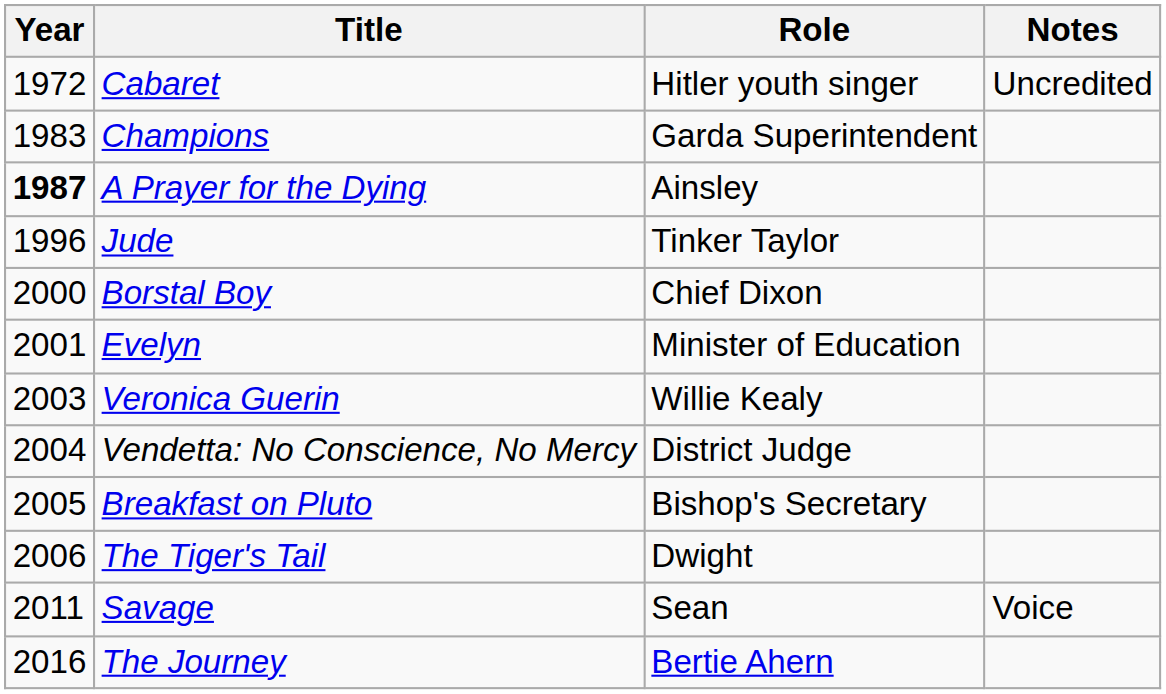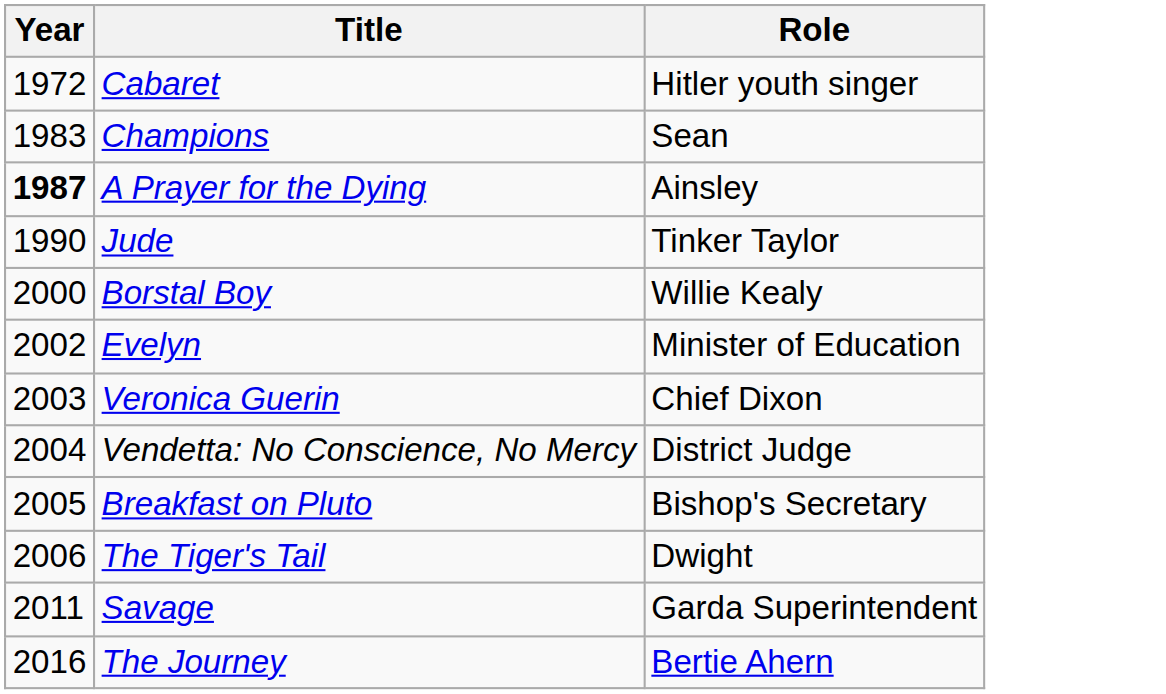- column: (1073, 30)
(814, 135) Garda Superintendent -> (690, 135) Sean
(50, 240) 1996 -> (50, 240) 1990
(737, 293) Chief Dixon -> (737, 293) Willie Kealy
(50, 345) 2001 -> (50, 345) 2002
(737, 398) Willie Kealy -> (737, 398) Chief Dixon
(690, 608) Sean -> (814, 608) Garda Superintendent
